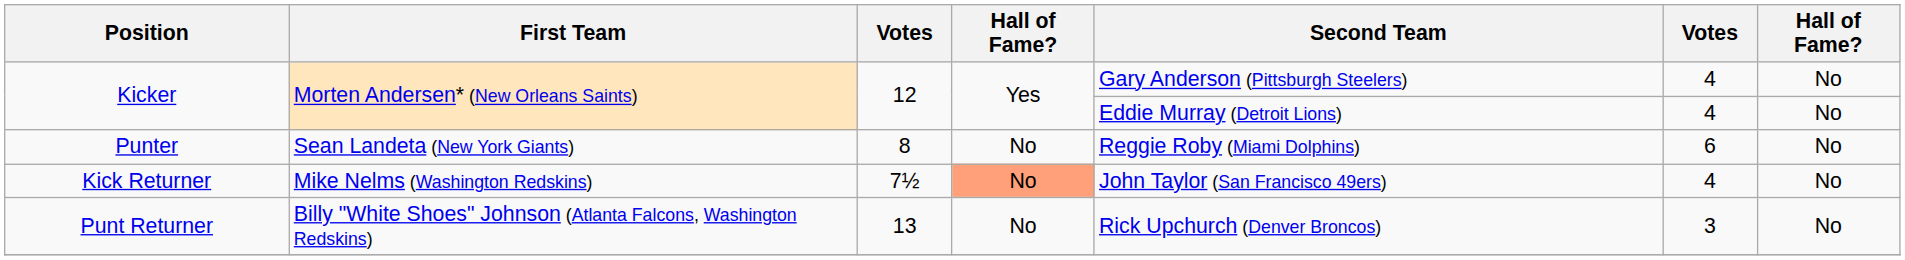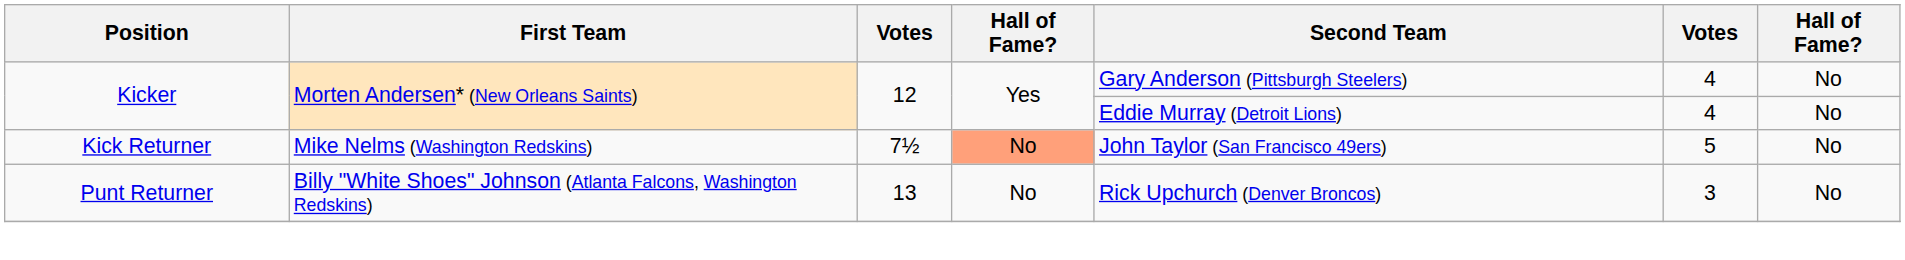- row: (147, 146)
(1710, 180) 4 -> (1710, 146) 5
